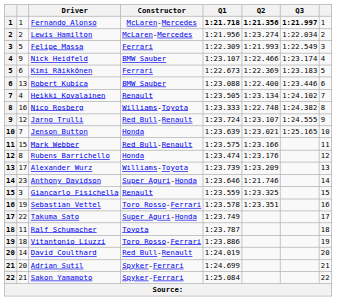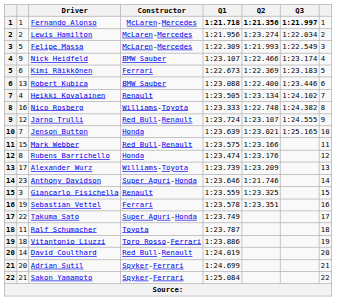(138, 47) Ferrari -> (157, 47) McLaren-Mercedes
(162, 205) Toro Rosso-Ferrari -> (138, 205) Ferrari
